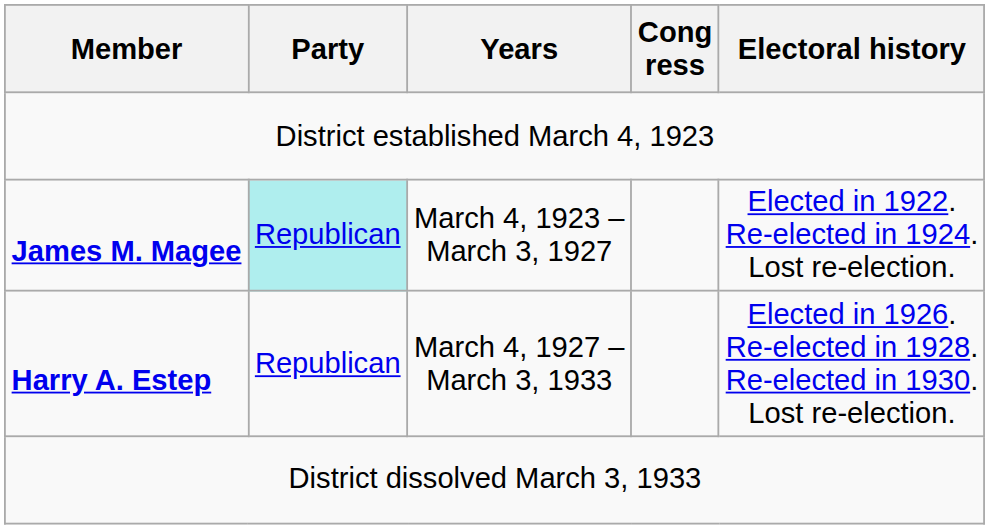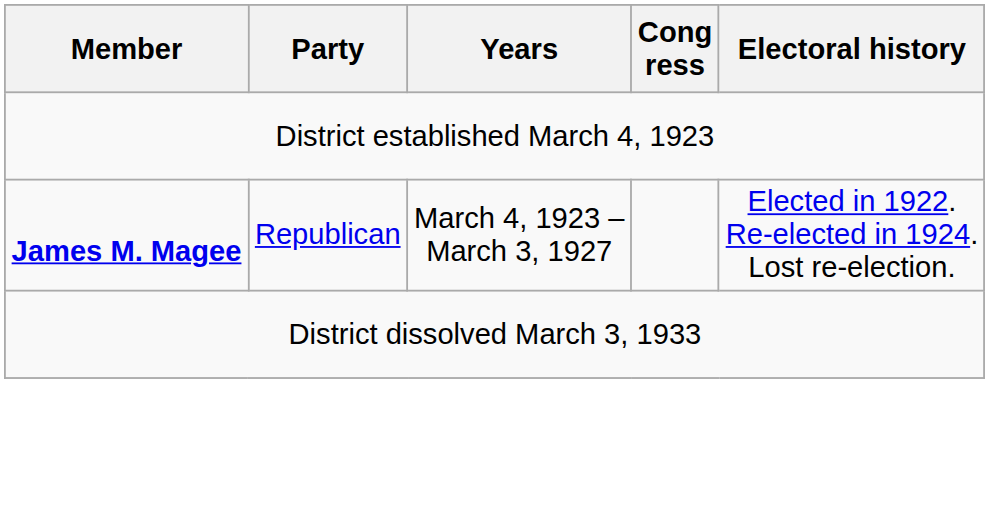(328, 235) paleturquoise background -> (328, 235) no background
- row: (111, 379)
